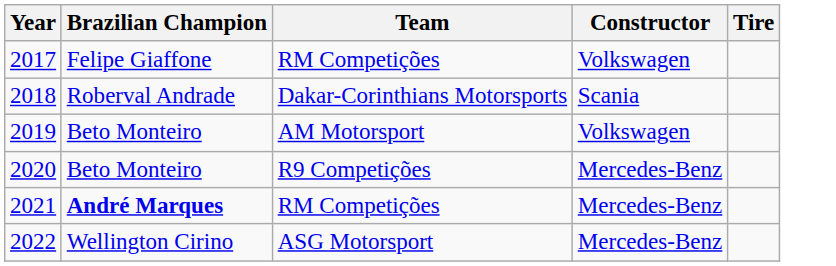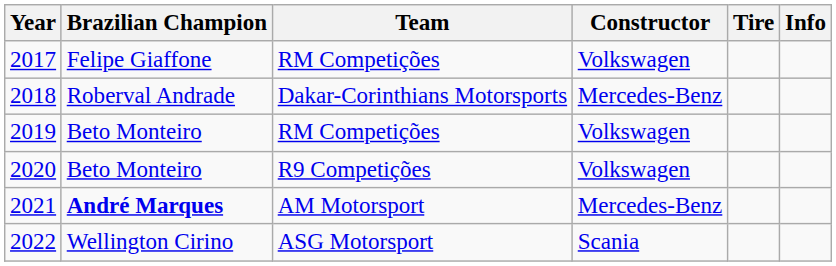+ column: (805, 22)
(608, 95) Scania -> (650, 95) Mercedes-Benz
(351, 132) AM Motorsport -> (359, 132) RM Competições
(650, 168) Mercedes-Benz -> (634, 168) Volkswagen
(359, 205) RM Competições -> (351, 205) AM Motorsport
(650, 242) Mercedes-Benz -> (608, 242) Scania
